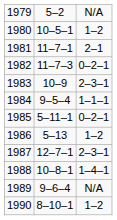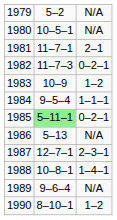(94, 30) 1–2 -> (94, 30) N/A
(94, 83) 2–3–1 -> (94, 83) 1–2
(55, 118) no background -> (55, 118) lightgreen background
(94, 135) 1–2 -> (94, 135) N/A
